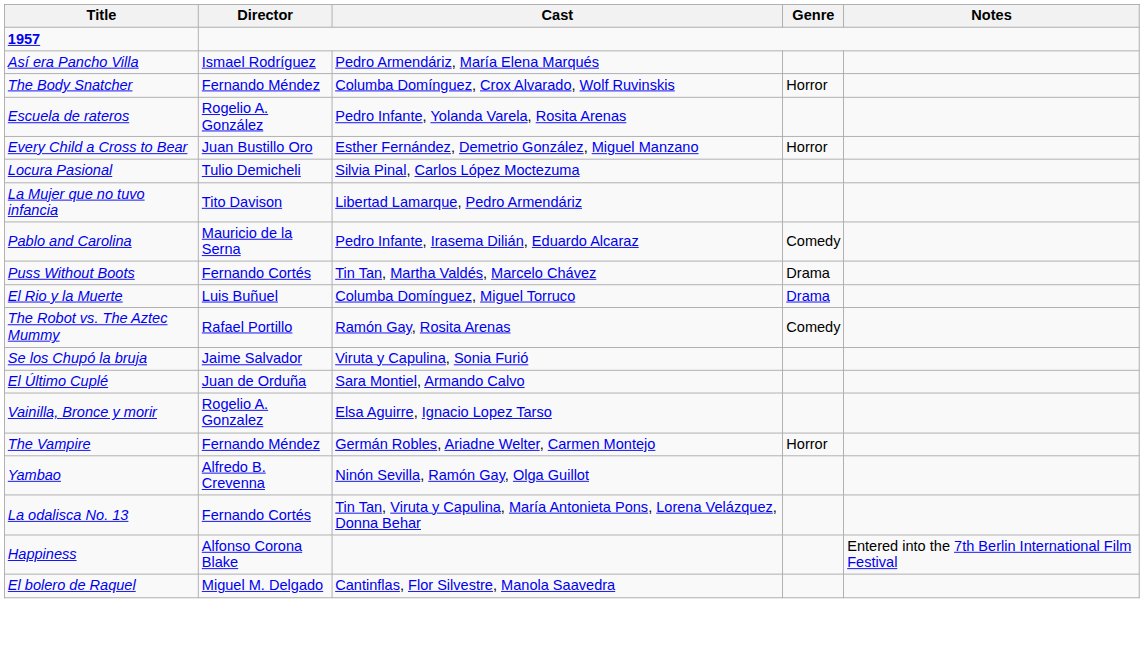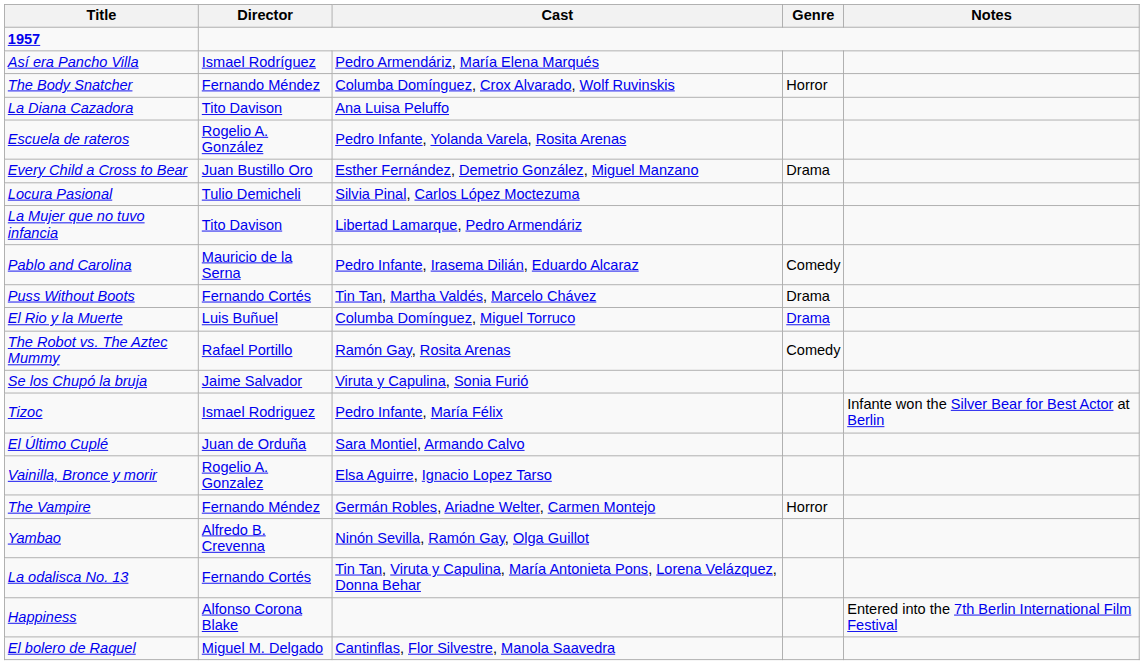+ row: (71, 108)
(807, 147) Horror -> (808, 170) Drama
+ row: (25, 413)
